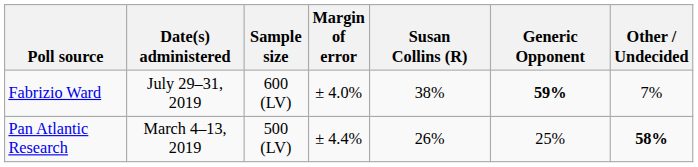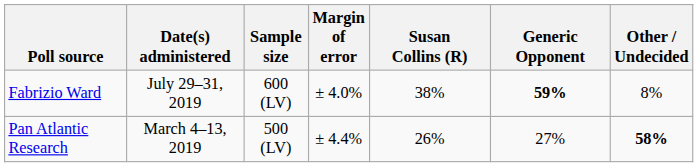(651, 93) 7% -> (651, 93) 8%
(550, 139) 25% -> (550, 139) 27%
